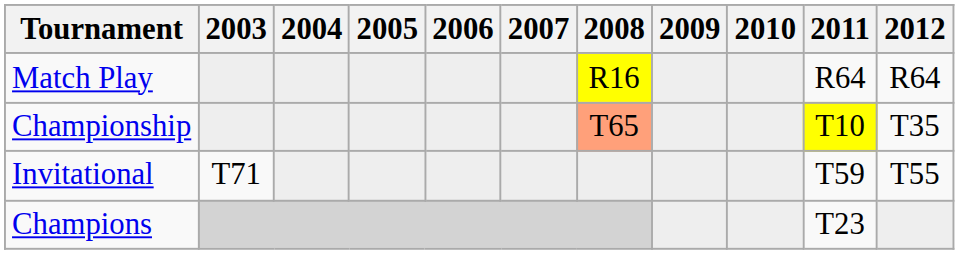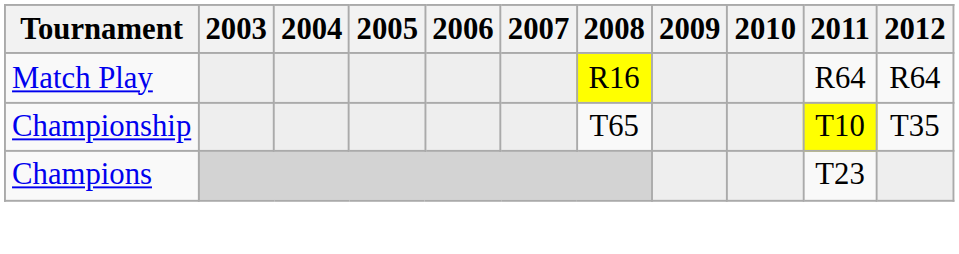(614, 126) lightsalmon background -> (614, 126) no background
- row: (83, 175)
